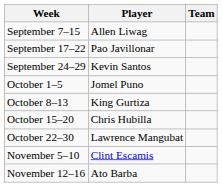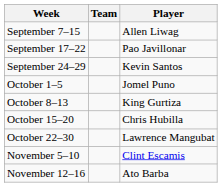columns swapped: (137, 13) <-> (201, 13)
